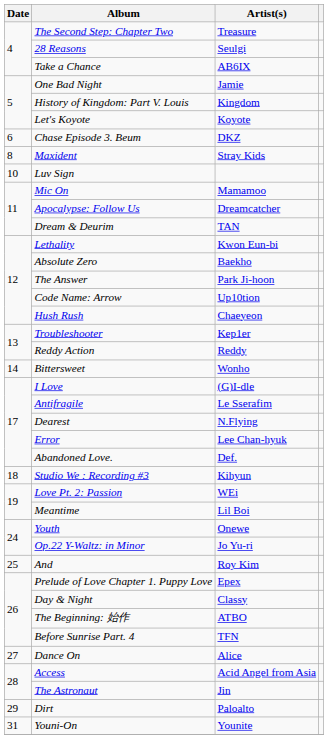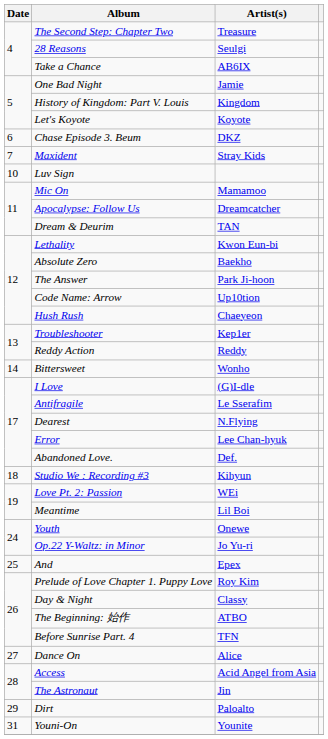(10, 155) 8 -> (10, 155) 7
(238, 564) Roy Kim -> (229, 564) Epex
(229, 581) Epex -> (238, 581) Roy Kim
